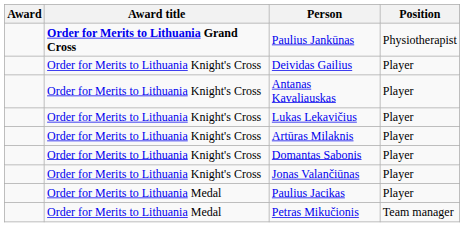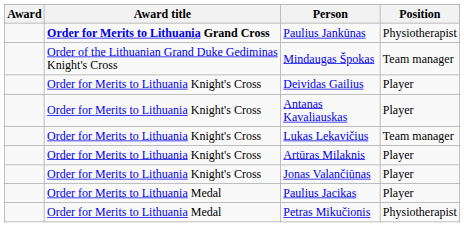+ row: (329, 58)
(398, 117) Player -> (418, 136) Team manager
- row: (317, 155)
(418, 212) Team manager -> (420, 212) Physiotherapist
